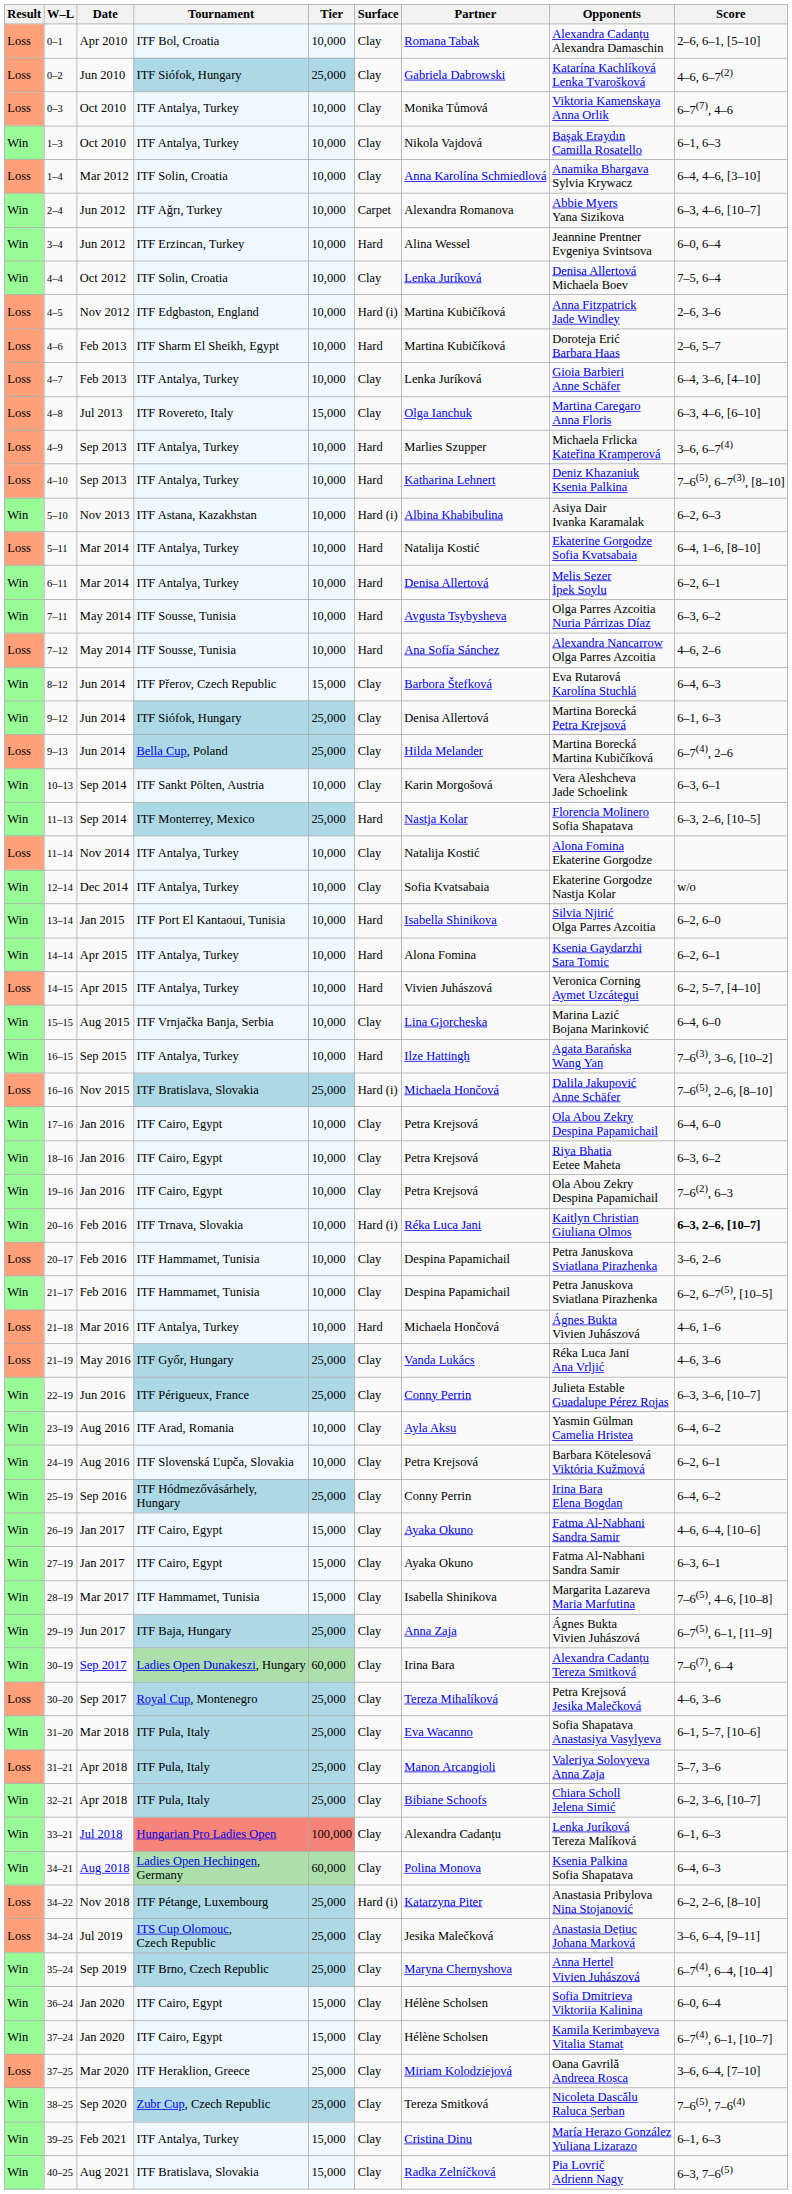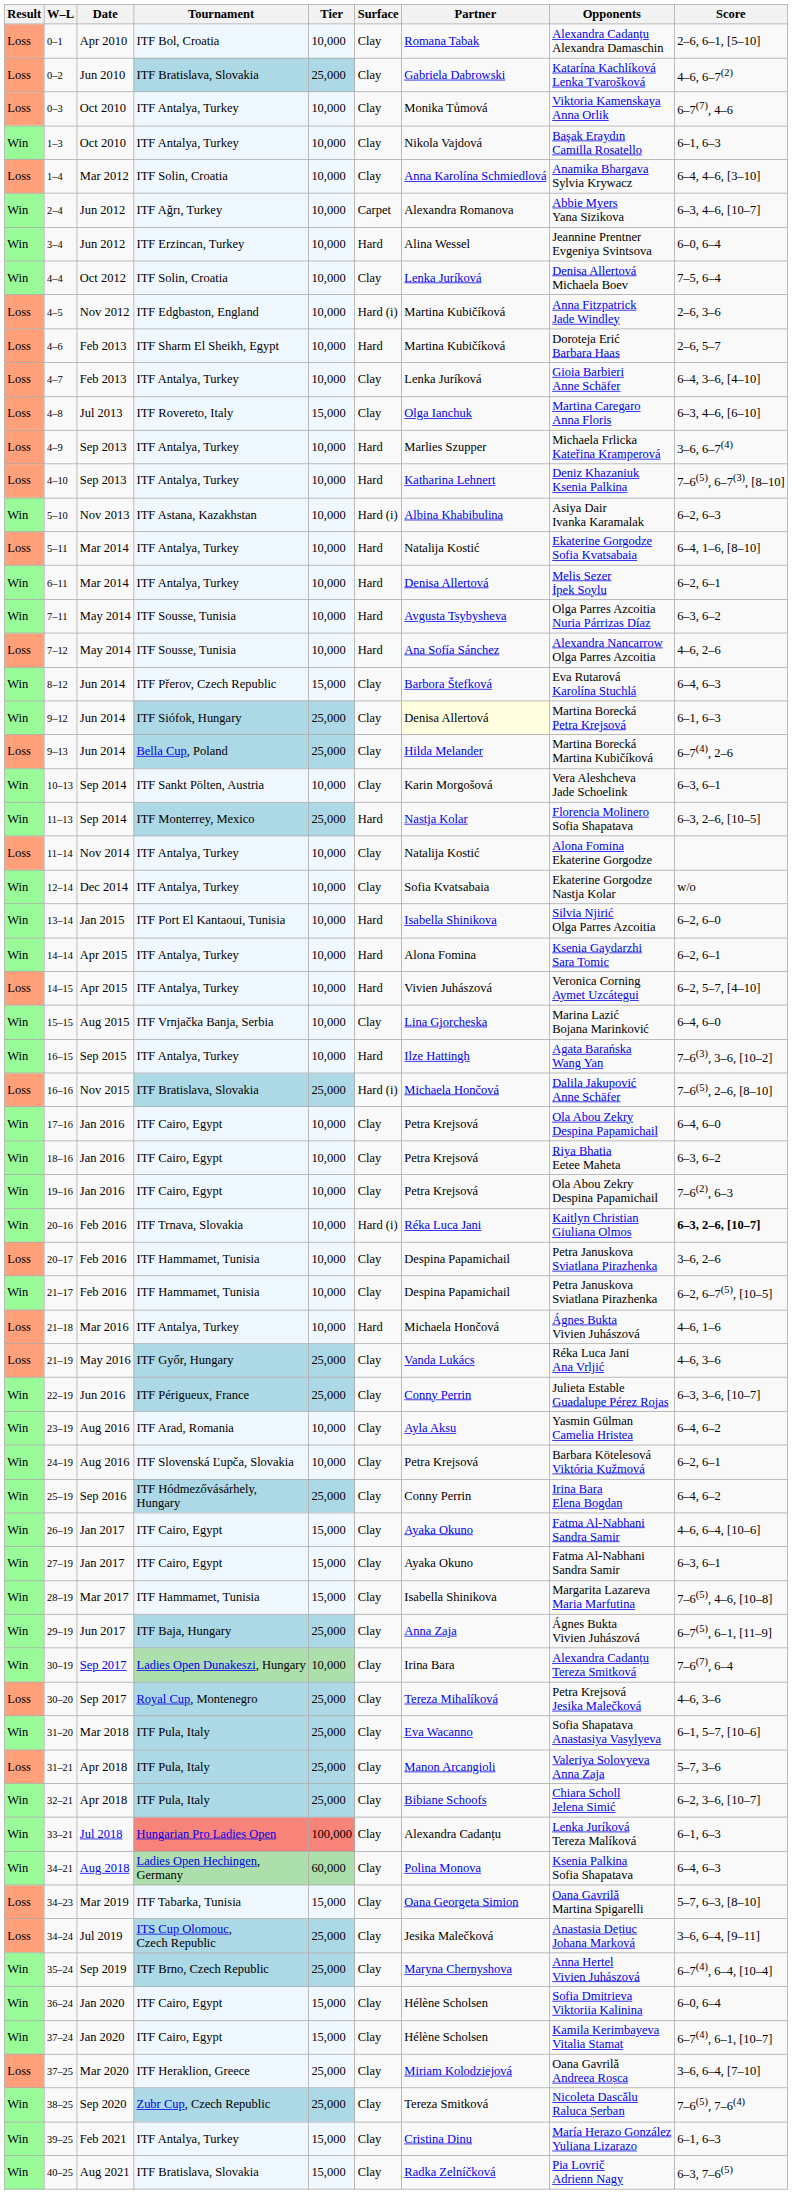(189, 75) ITF Siófok, Hungary -> (198, 75) ITF Bratislava, Slovakia
(446, 717) no background -> (446, 717) lightyellow background
(329, 1665) 60,000 -> (329, 1665) 10,000
- row: (60, 1902)
+ row: (60, 1902)
